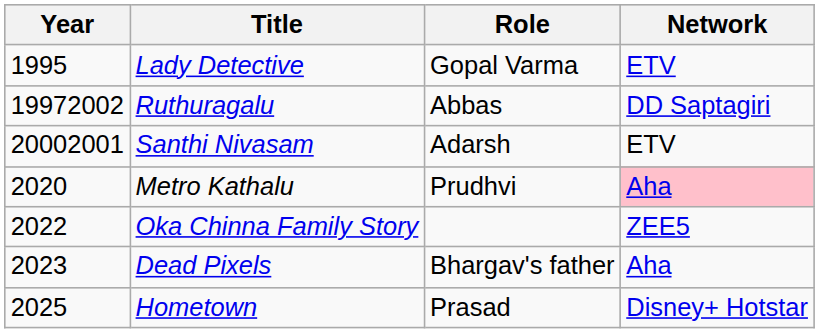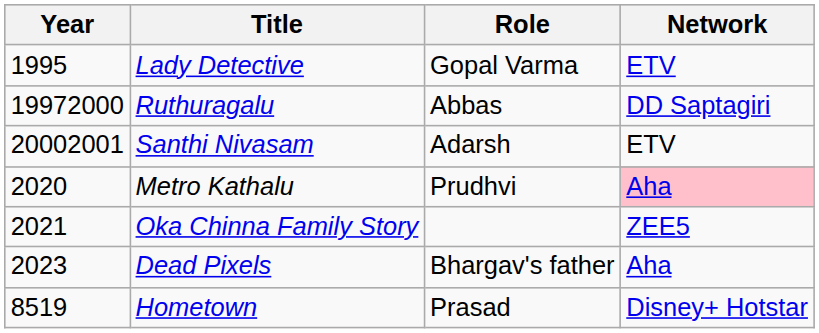(67, 105) 19972002 -> (67, 105) 19972000
(39, 226) 2022 -> (39, 226) 2021
(39, 307) 2025 -> (39, 307) 8519
